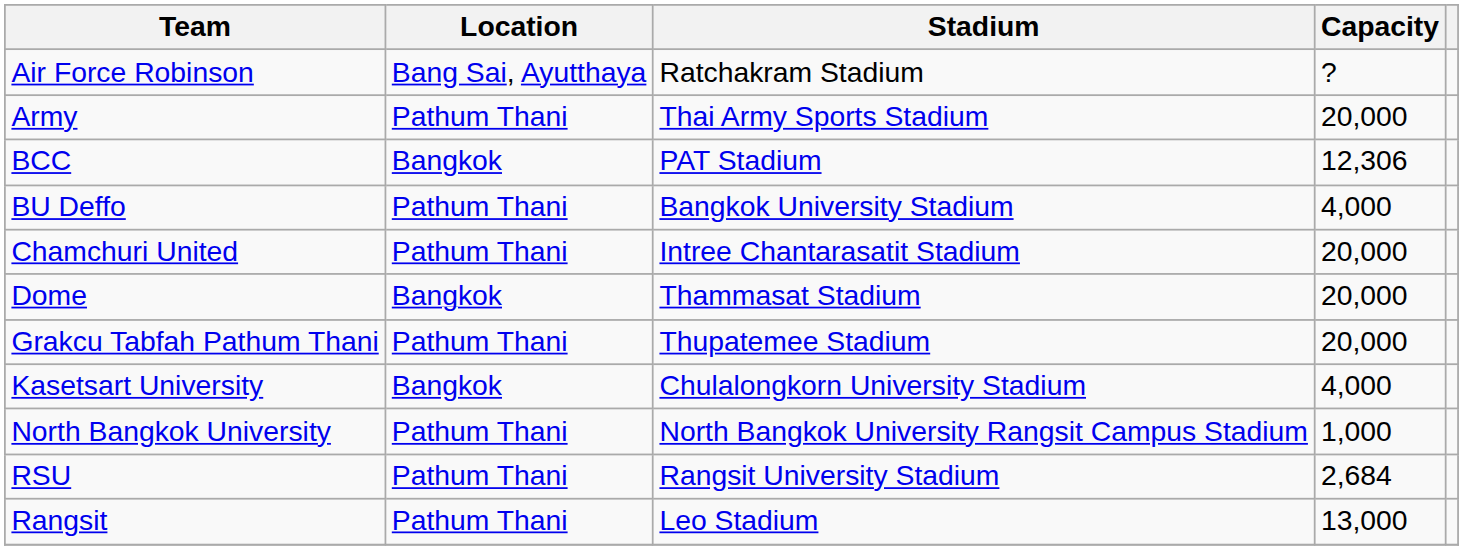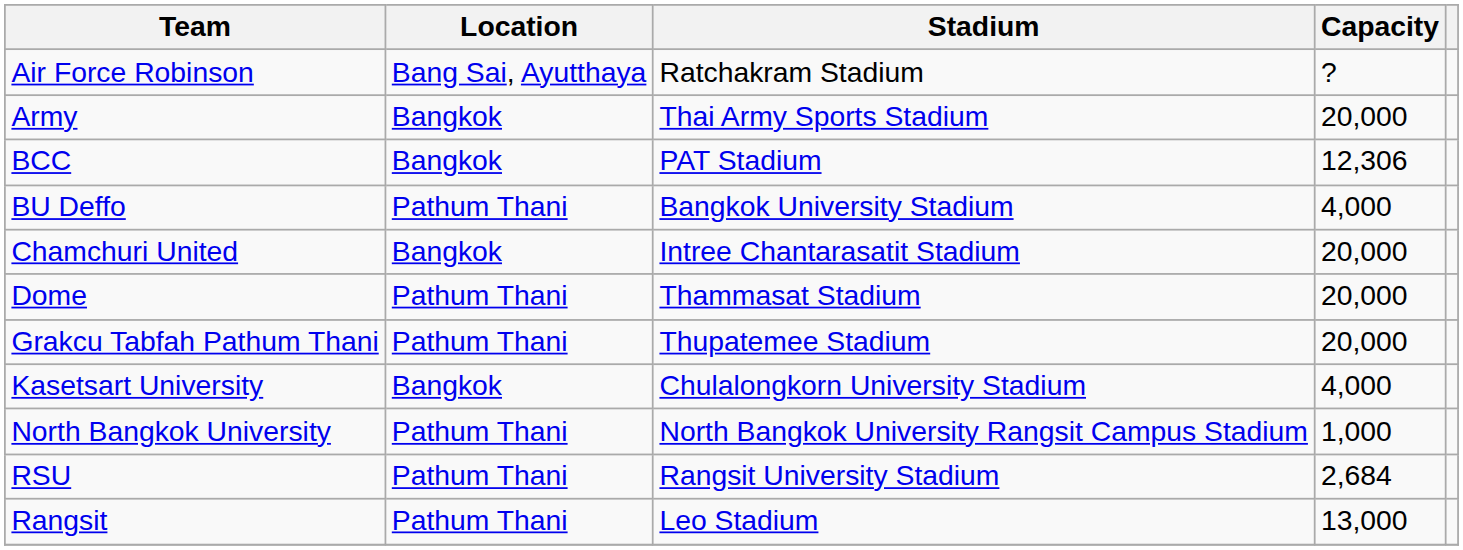(480, 116) Pathum Thani -> (447, 116) Bangkok
(480, 251) Pathum Thani -> (447, 251) Bangkok
(447, 296) Bangkok -> (480, 296) Pathum Thani
